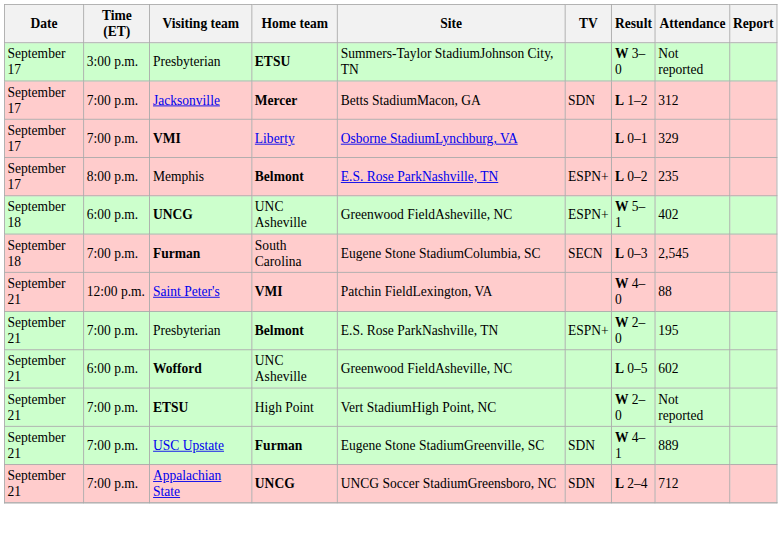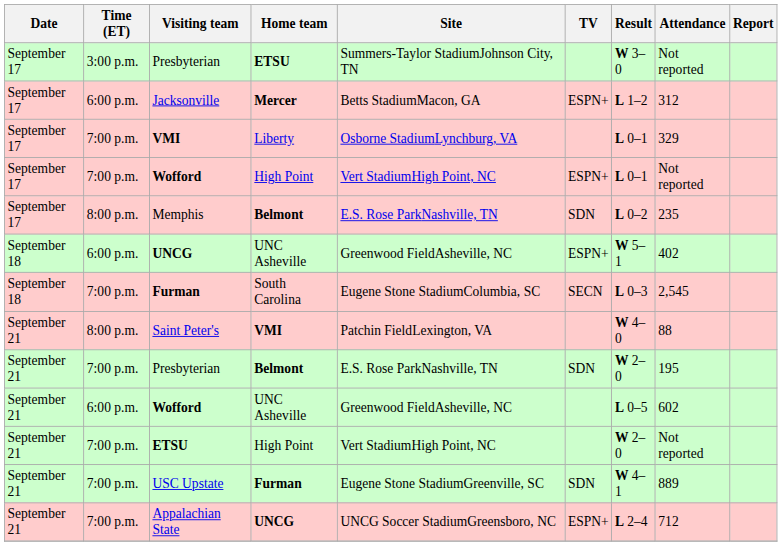(113, 100) 7:00 p.m. -> (113, 100) 6:00 p.m.
(581, 100) SDN -> (588, 100) ESPN+
+ row: (177, 177)
(588, 177) ESPN+ -> (581, 215) SDN
(116, 292) 12:00 p.m. -> (113, 330) 8:00 p.m.
(588, 330) ESPN+ -> (581, 368) SDN
(581, 483) SDN -> (588, 522) ESPN+
